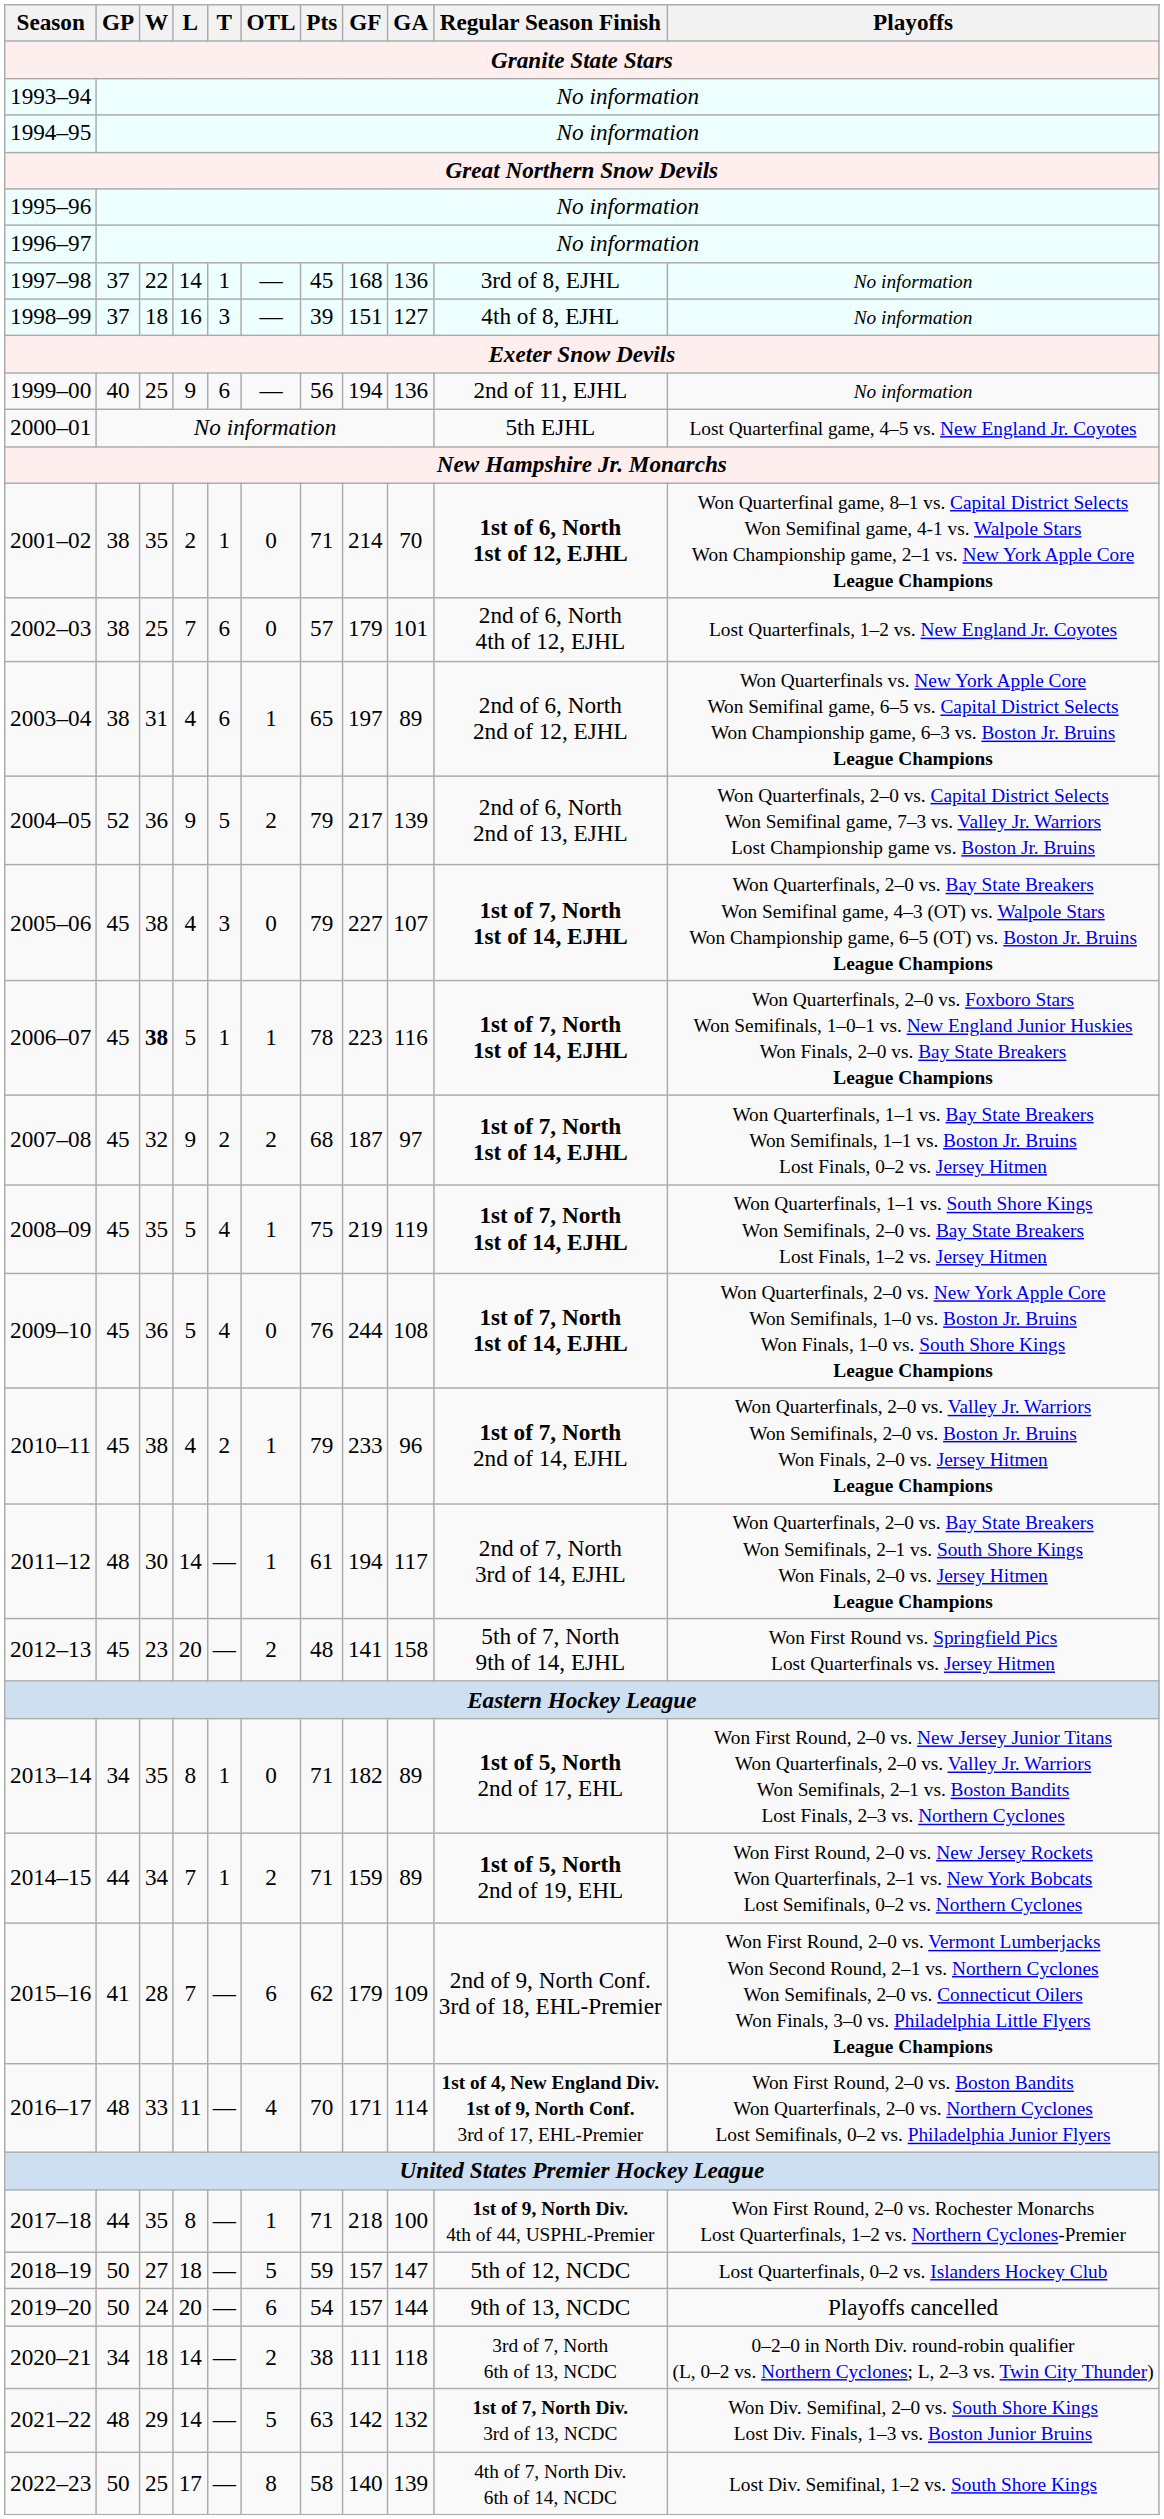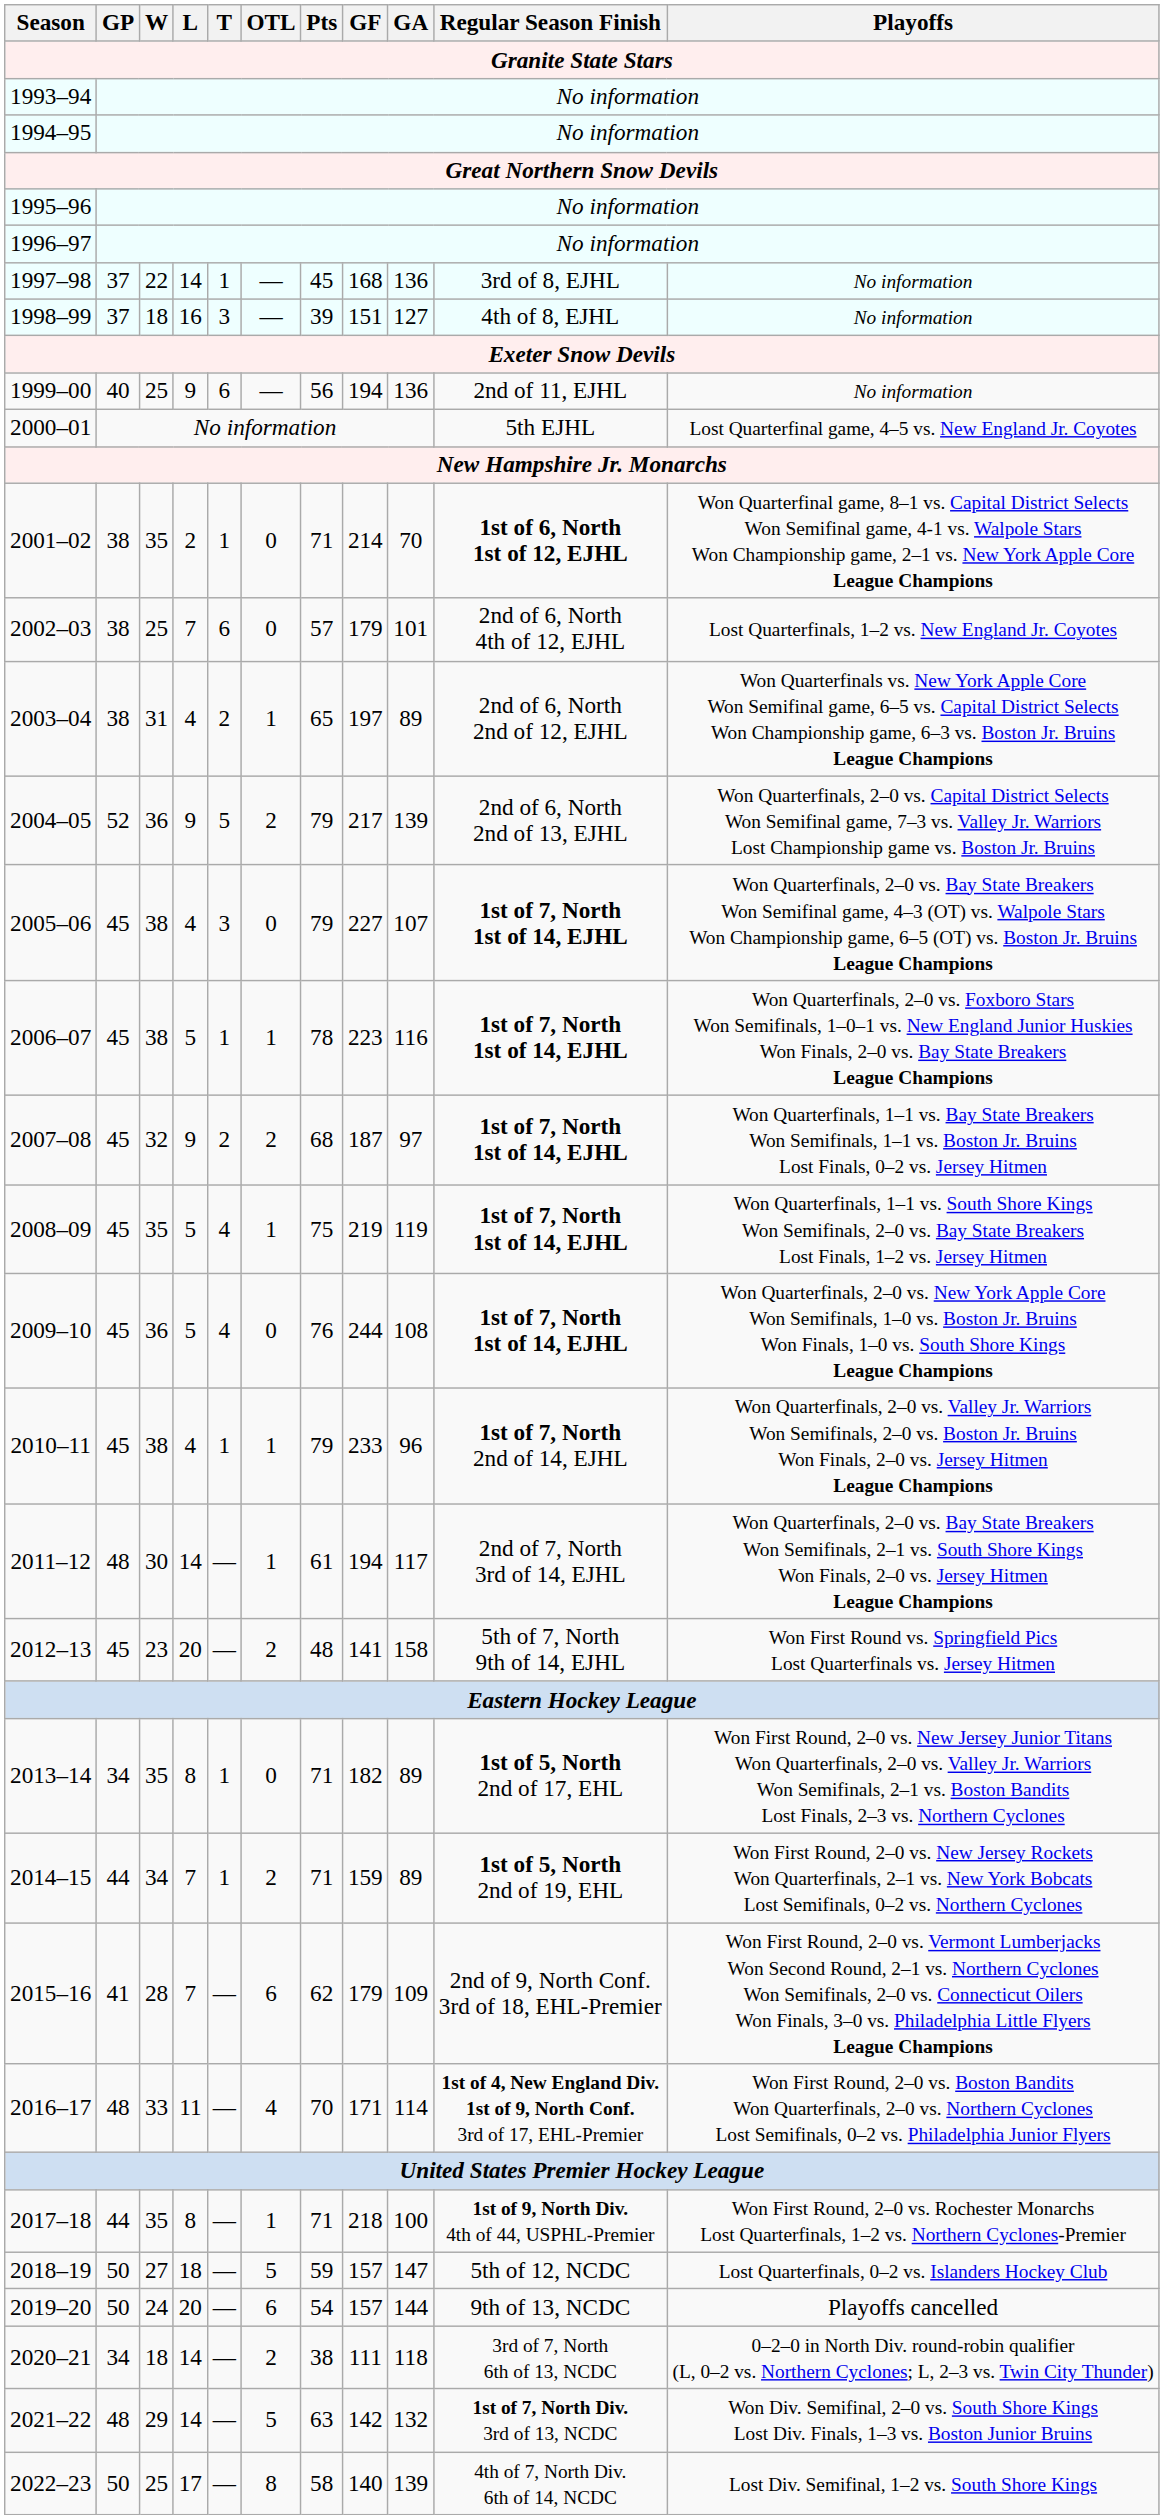(224, 718) 6 -> (224, 718) 2
(156, 1037) bold -> (156, 1037) normal
(224, 1445) 2 -> (224, 1445) 1
